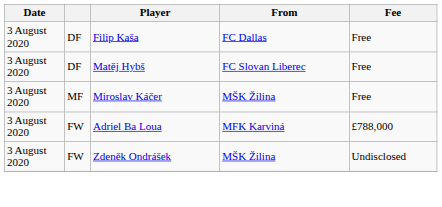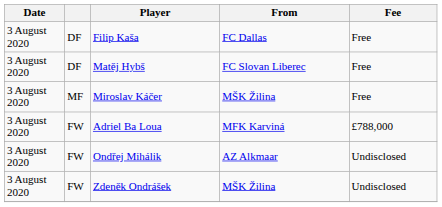+ row: (127, 156)
